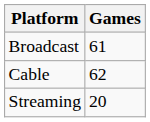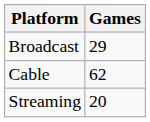(98, 46) 61 -> (98, 46) 29
